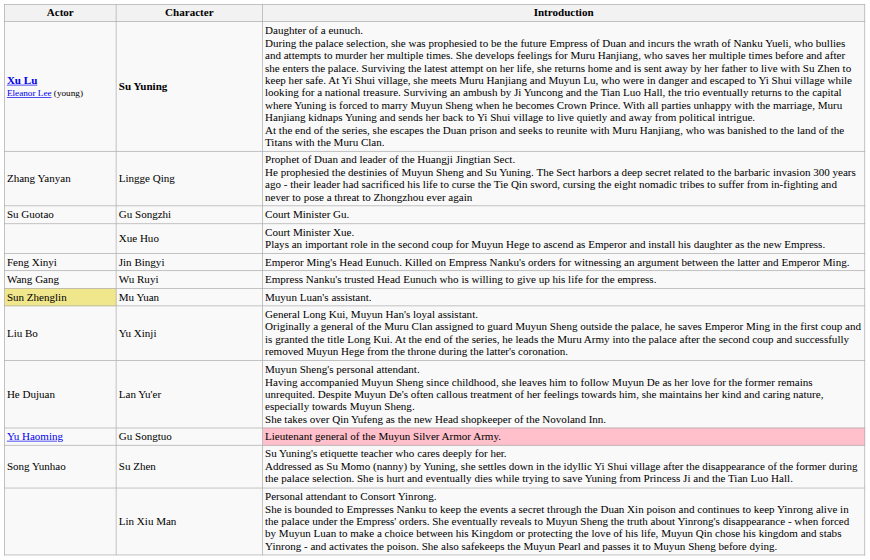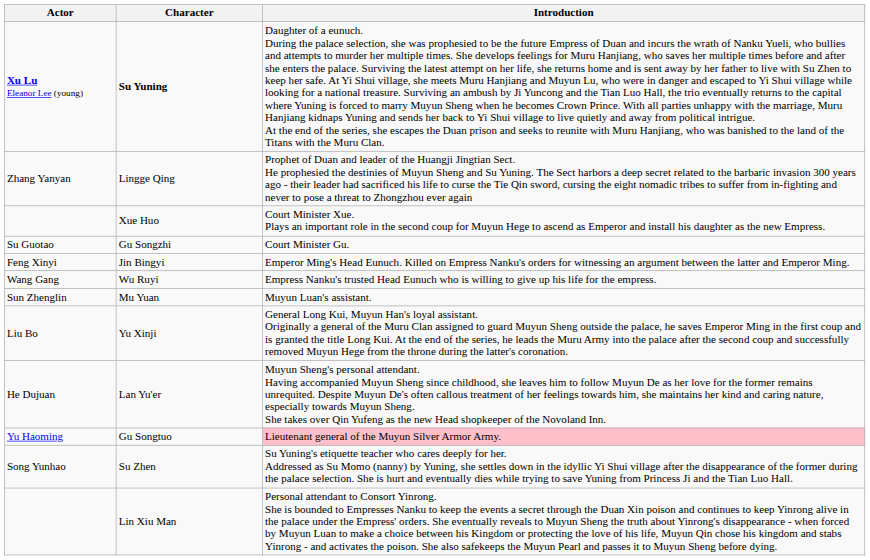rows swapped: (145, 214) <-> (139, 238)
(37, 297) khaki background -> (37, 297) no background
